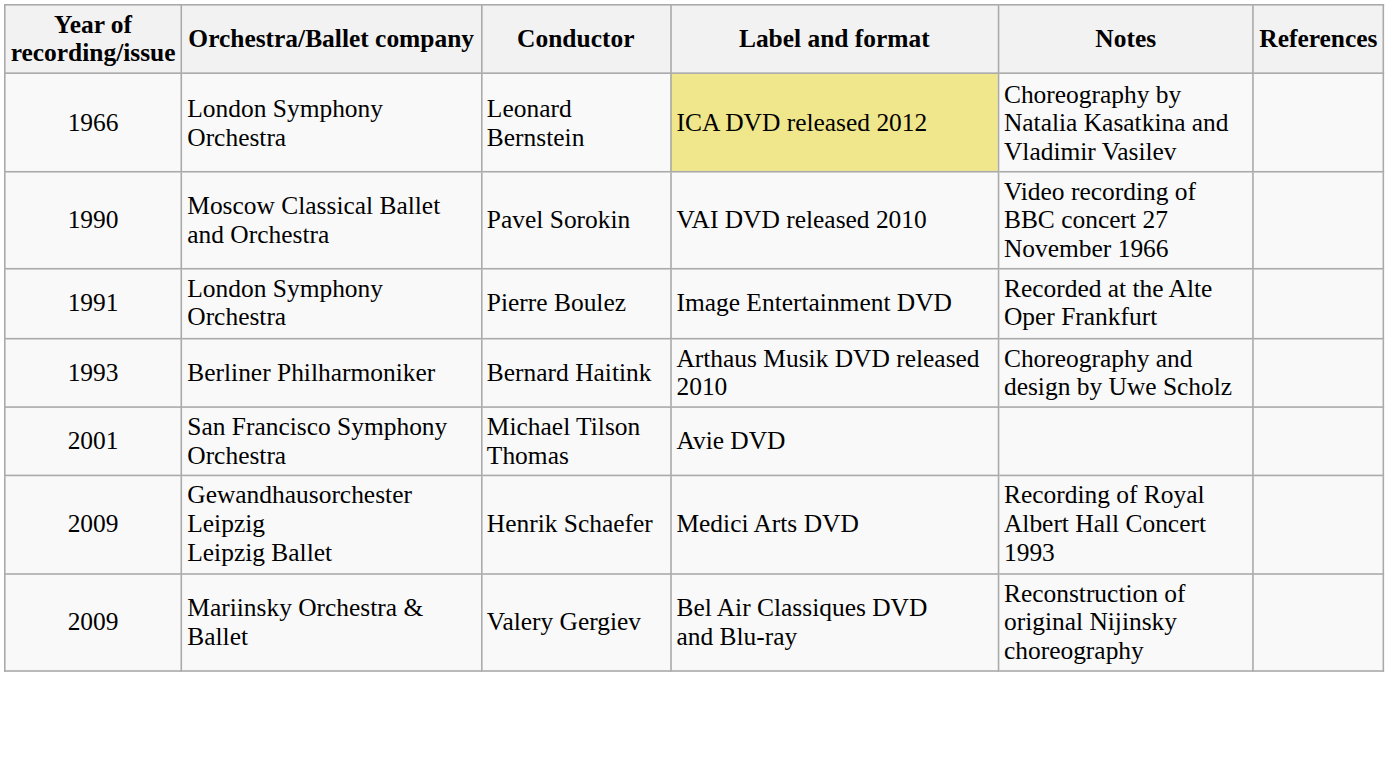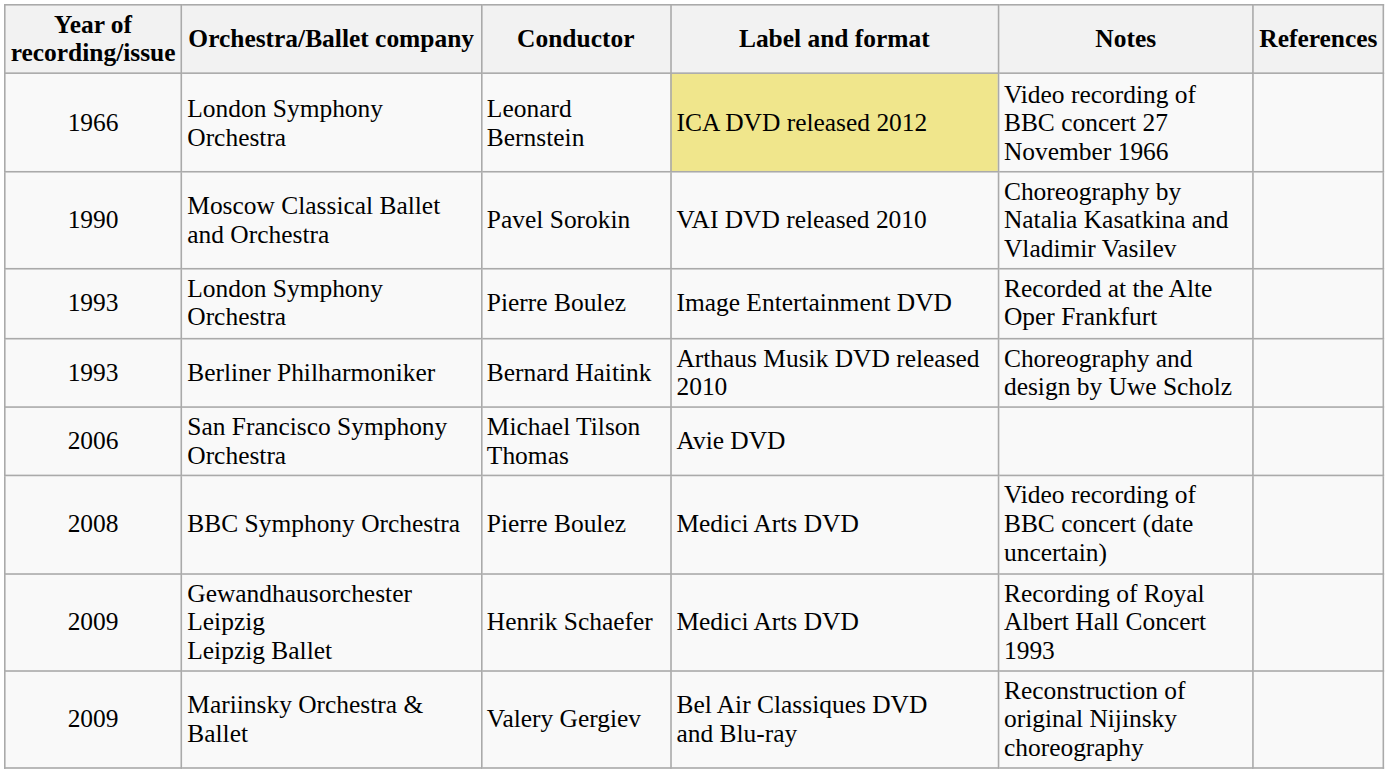(1116, 122) Choreography by Natalia Kasatkina and Vladimir Vasilev -> (1100, 122) Video recording of BBC concert 27 November 1966
(1100, 219) Video recording of BBC concert 27 November 1966 -> (1116, 219) Choreography by Natalia Kasatkina and Vladimir Vasilev
(93, 303) 1991 -> (93, 303) 1993
(93, 441) 2001 -> (93, 441) 2006
+ row: (324, 524)
